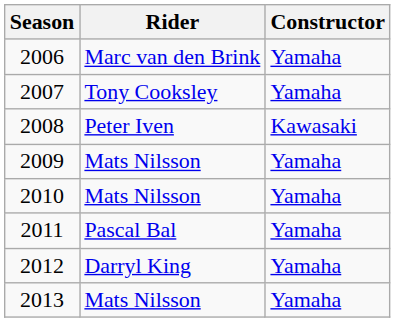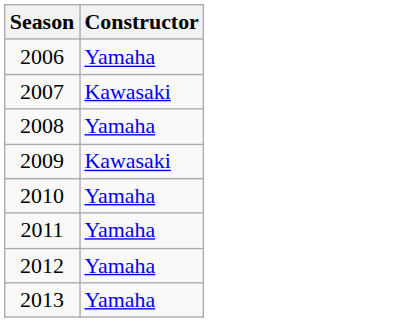- column: (172, 21)
(306, 91) Yamaha -> (128, 91) Kawasaki
(314, 126) Kawasaki -> (120, 126) Yamaha
(306, 160) Yamaha -> (128, 160) Kawasaki
